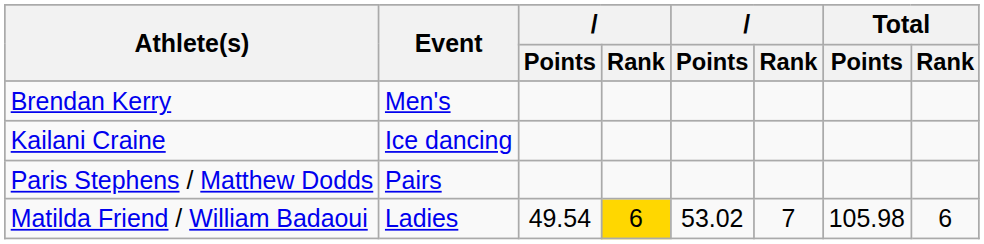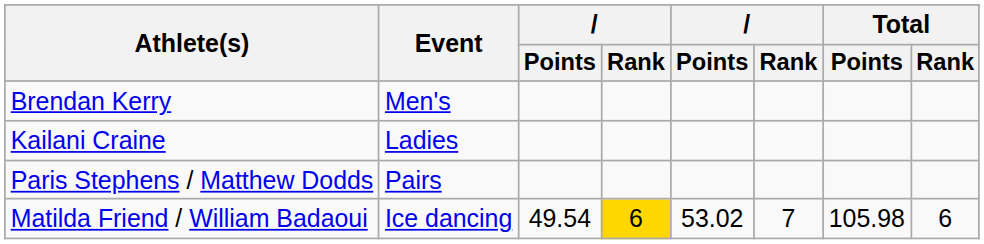(449, 141) Ice dancing -> (422, 141) Ladies
(422, 220) Ladies -> (449, 220) Ice dancing
